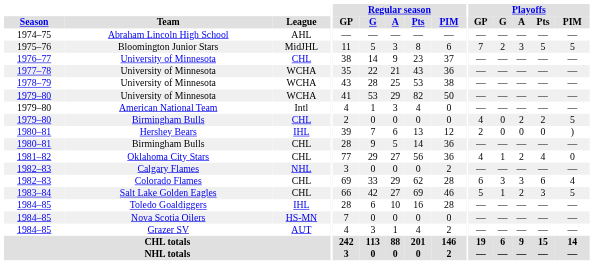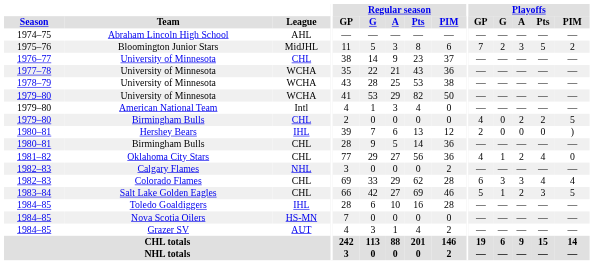(572, 46) 5 -> (572, 46) 2
(543, 181) 6 -> (543, 181) 4
